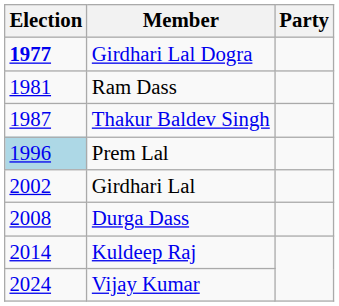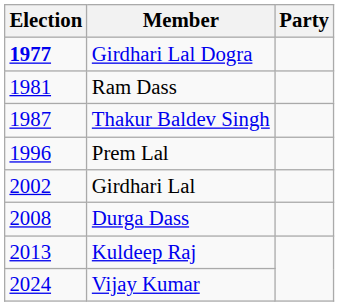(30, 152) lightblue background -> (30, 152) no background
(30, 251) 2014 -> (30, 251) 2013
